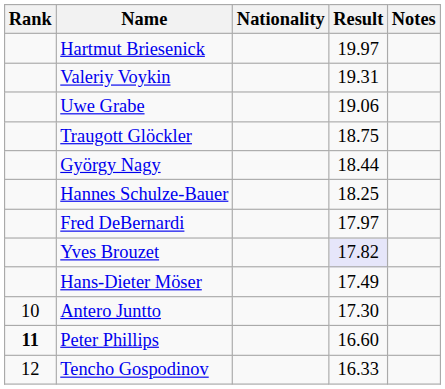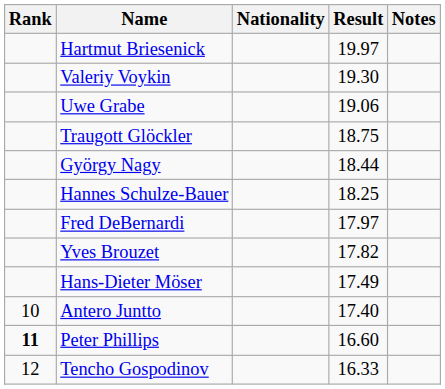(358, 77) 19.31 -> (358, 77) 19.30
(358, 252) lavender background -> (358, 252) no background
(358, 310) 17.30 -> (358, 310) 17.40
